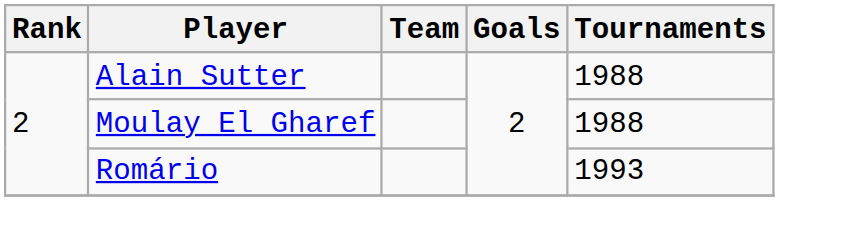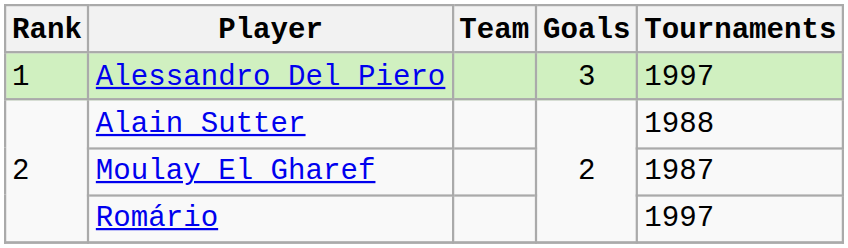+ row: (271, 76)
(609, 124) 1988 -> (679, 171) 1987
(609, 171) 1993 -> (679, 219) 1997
